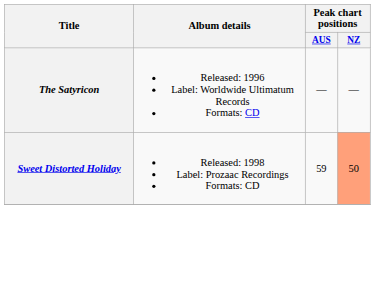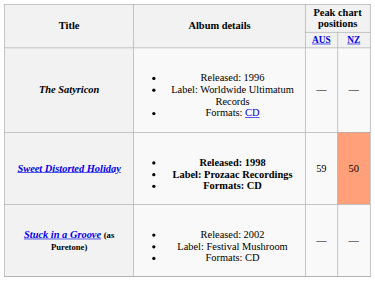(220, 174) normal -> (220, 174) bold
+ row: (69, 240)
